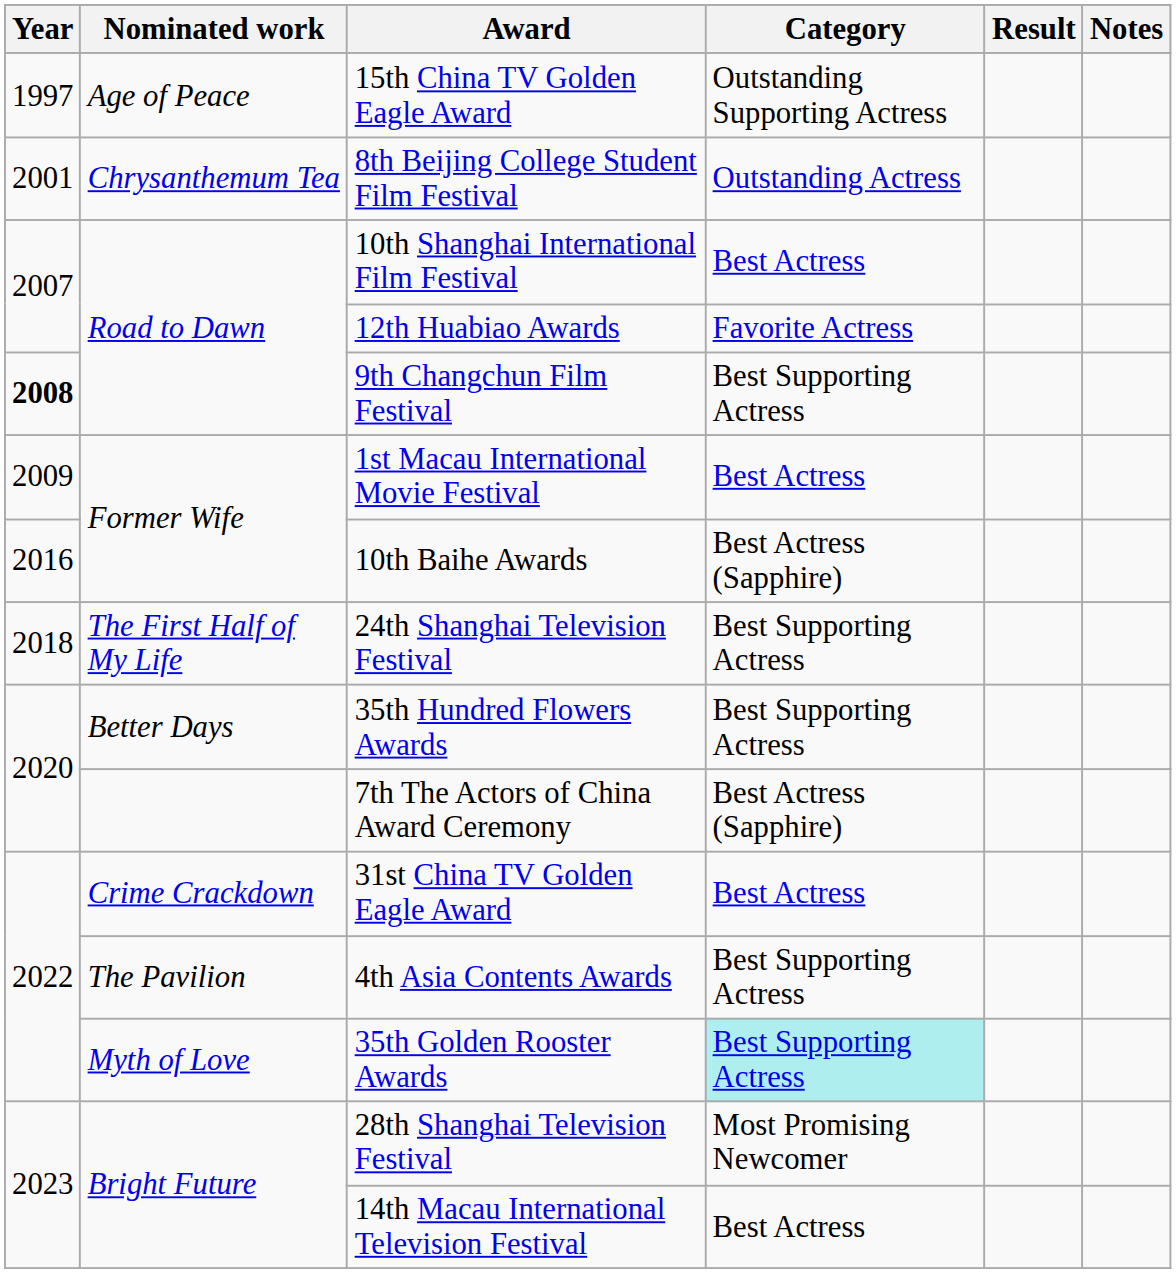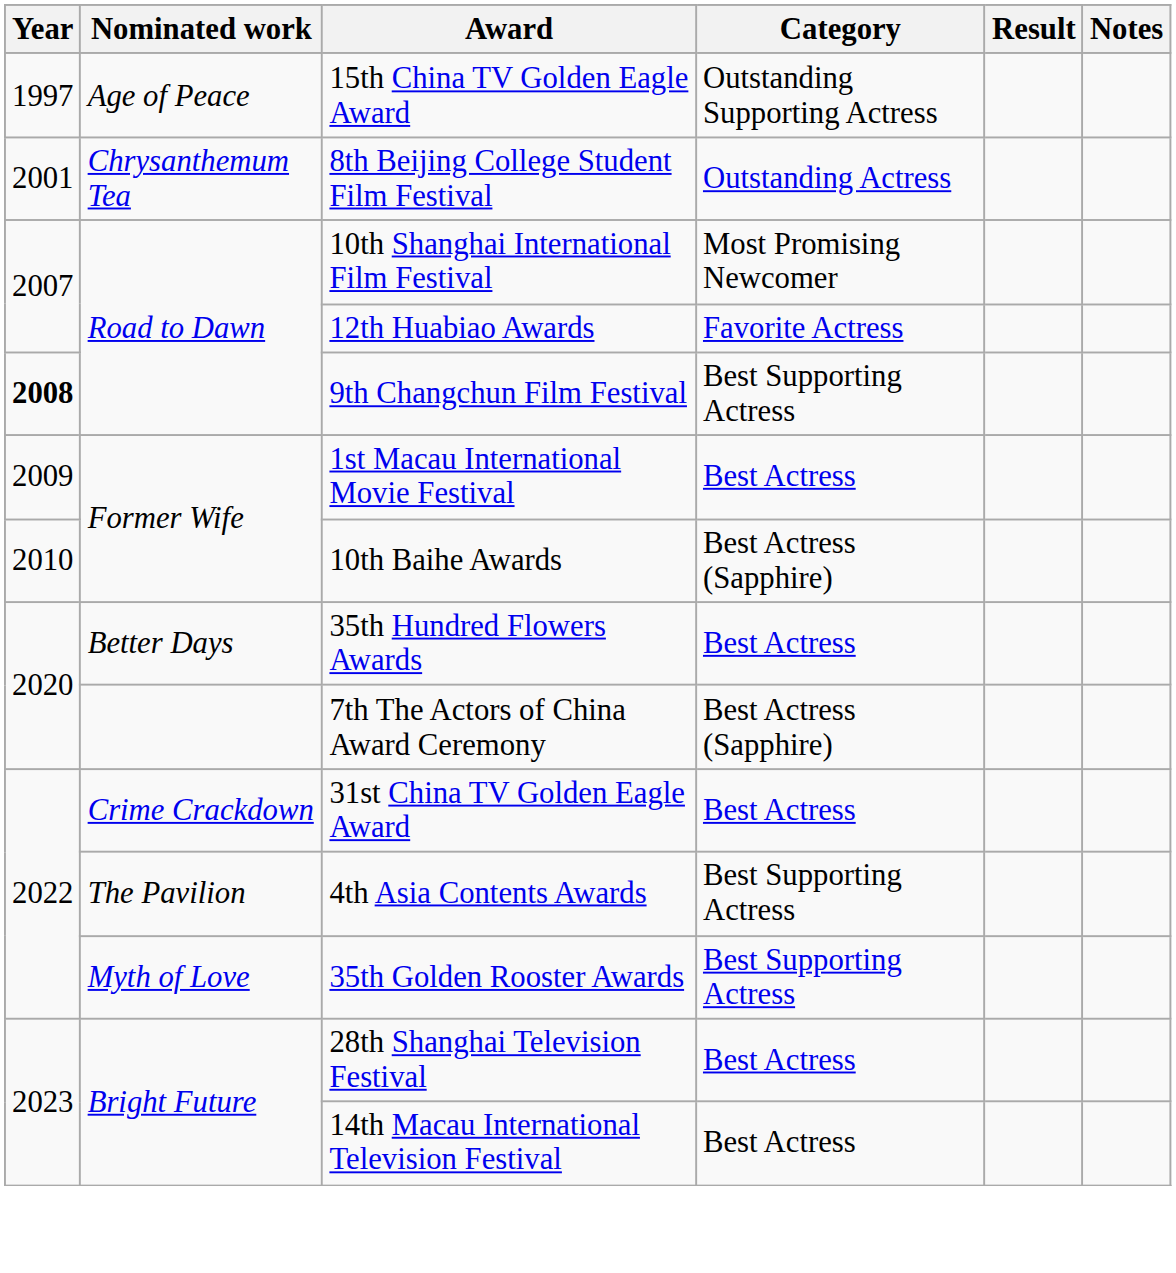(789, 261) Best Actress -> (802, 261) Most Promising Newcomer
(43, 559) 2016 -> (43, 559) 2010
- row: (510, 643)
(812, 726) Best Supporting Actress -> (779, 643) Best Actress
(812, 1059) paleturquoise background -> (802, 976) no background
(811, 1142) Most Promising Newcomer -> (779, 1059) Best Actress
